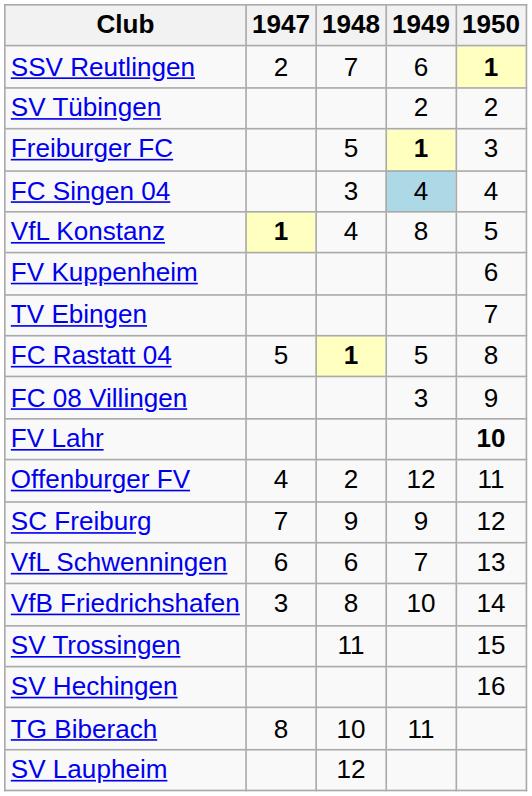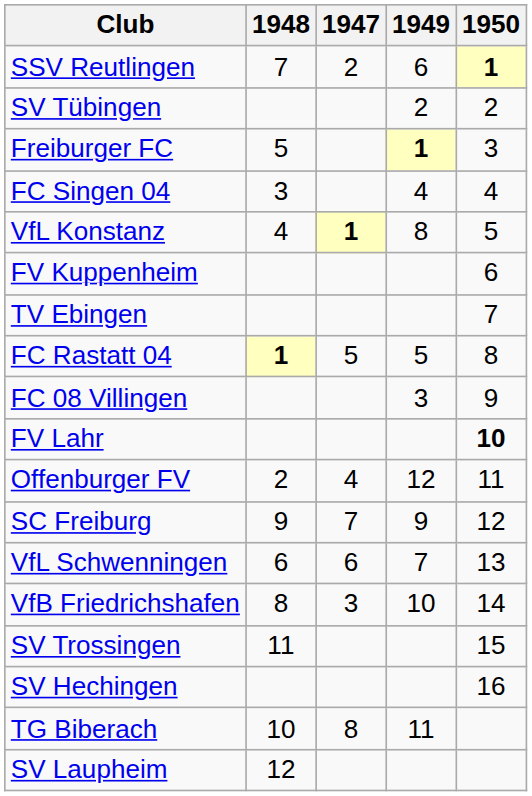columns swapped: (281, 25) <-> (351, 25)
(421, 190) lightblue background -> (421, 190) no background
